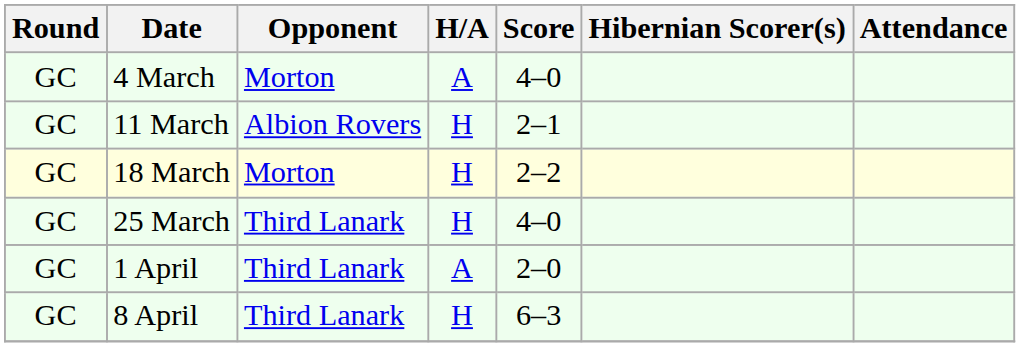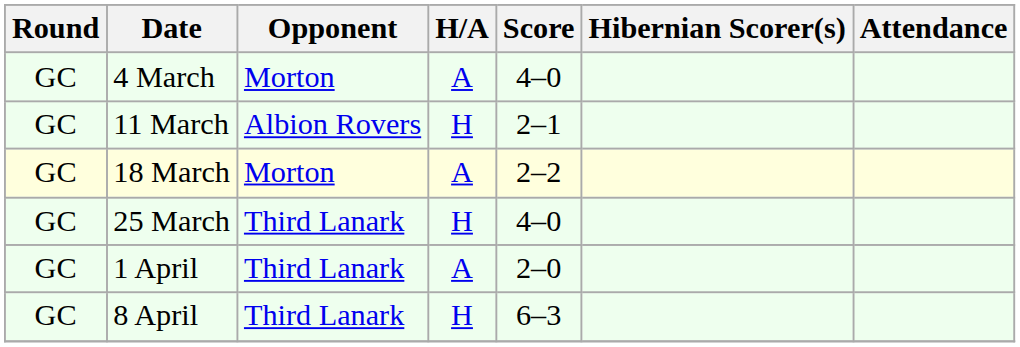(462, 172) H -> (462, 172) A
